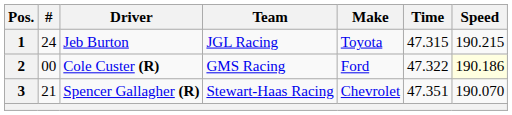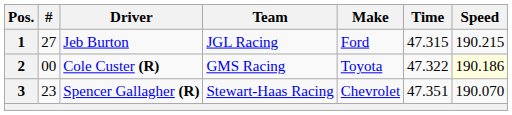(49, 41) 24 -> (49, 41) 27
(362, 41) Toyota -> (355, 41) Ford
(355, 66) Ford -> (362, 66) Toyota
(49, 91) 21 -> (49, 91) 23
